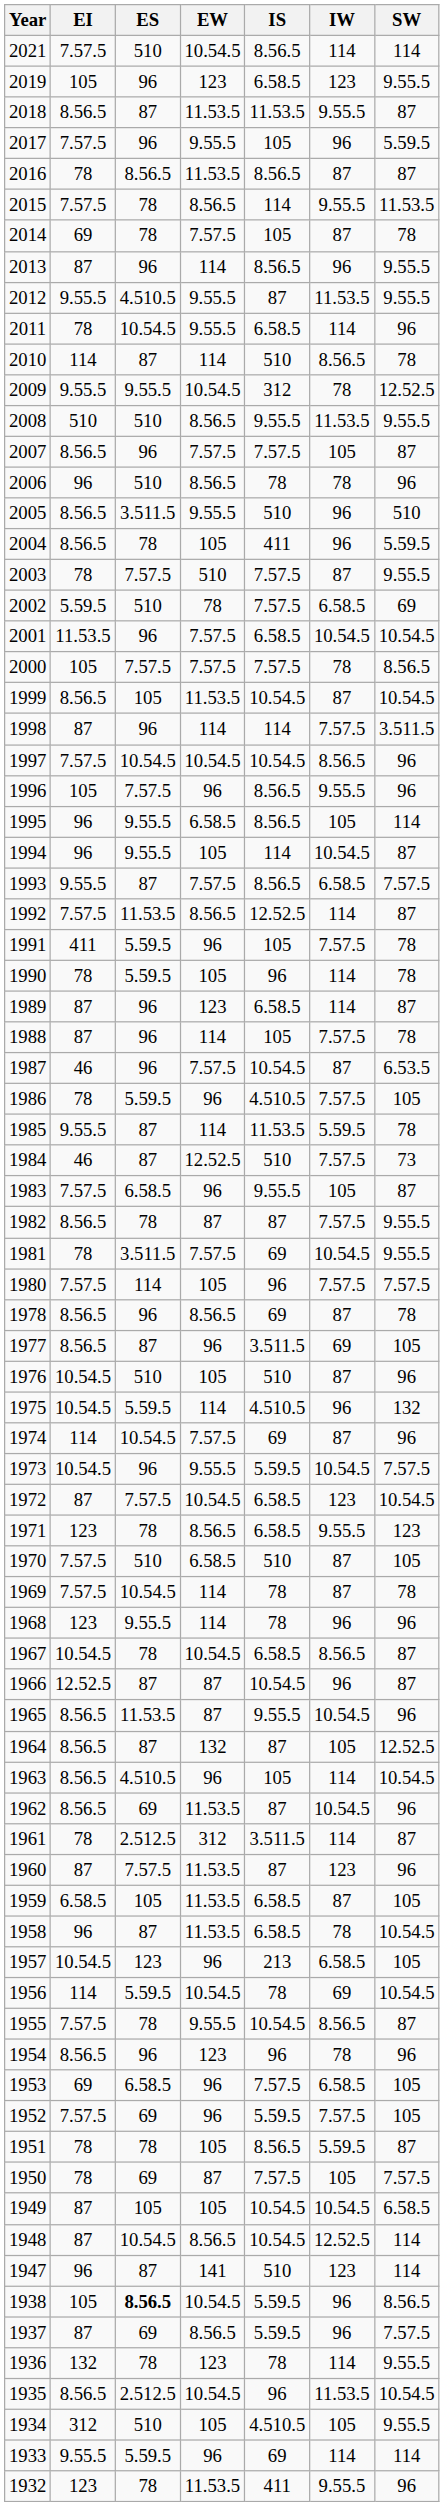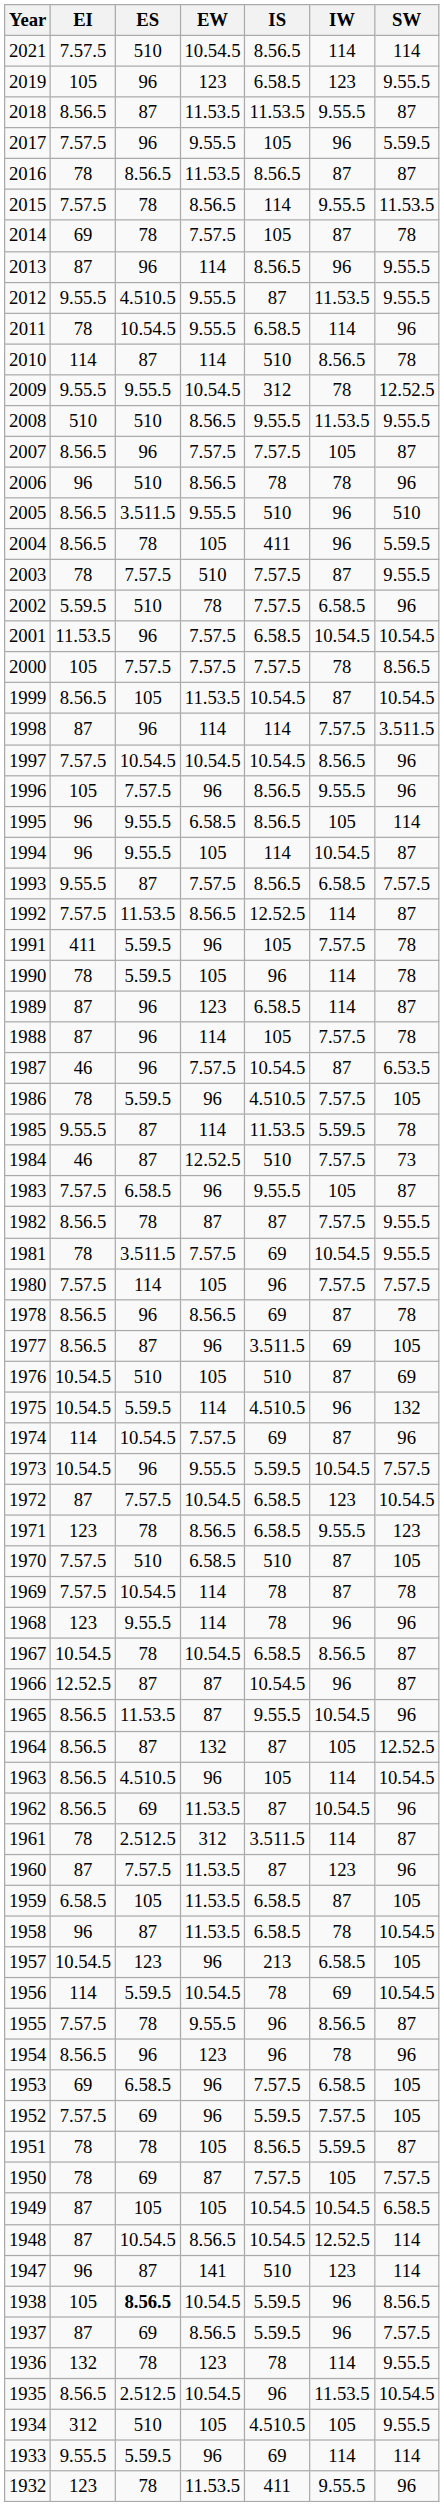(407, 605) 69 -> (407, 605) 96
(407, 1376) 96 -> (407, 1376) 69
(277, 2023) 10.54.5 -> (277, 2023) 96
